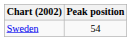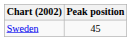(95, 28) 54 -> (95, 28) 45
